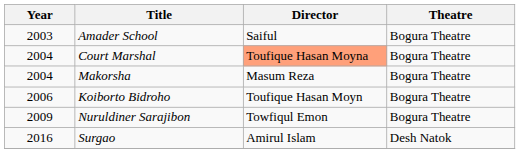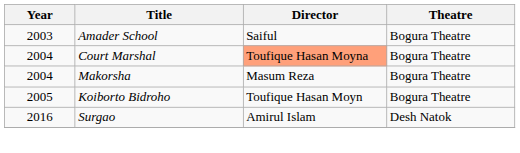(40, 96) 2006 -> (40, 96) 2005
- row: (134, 117)
